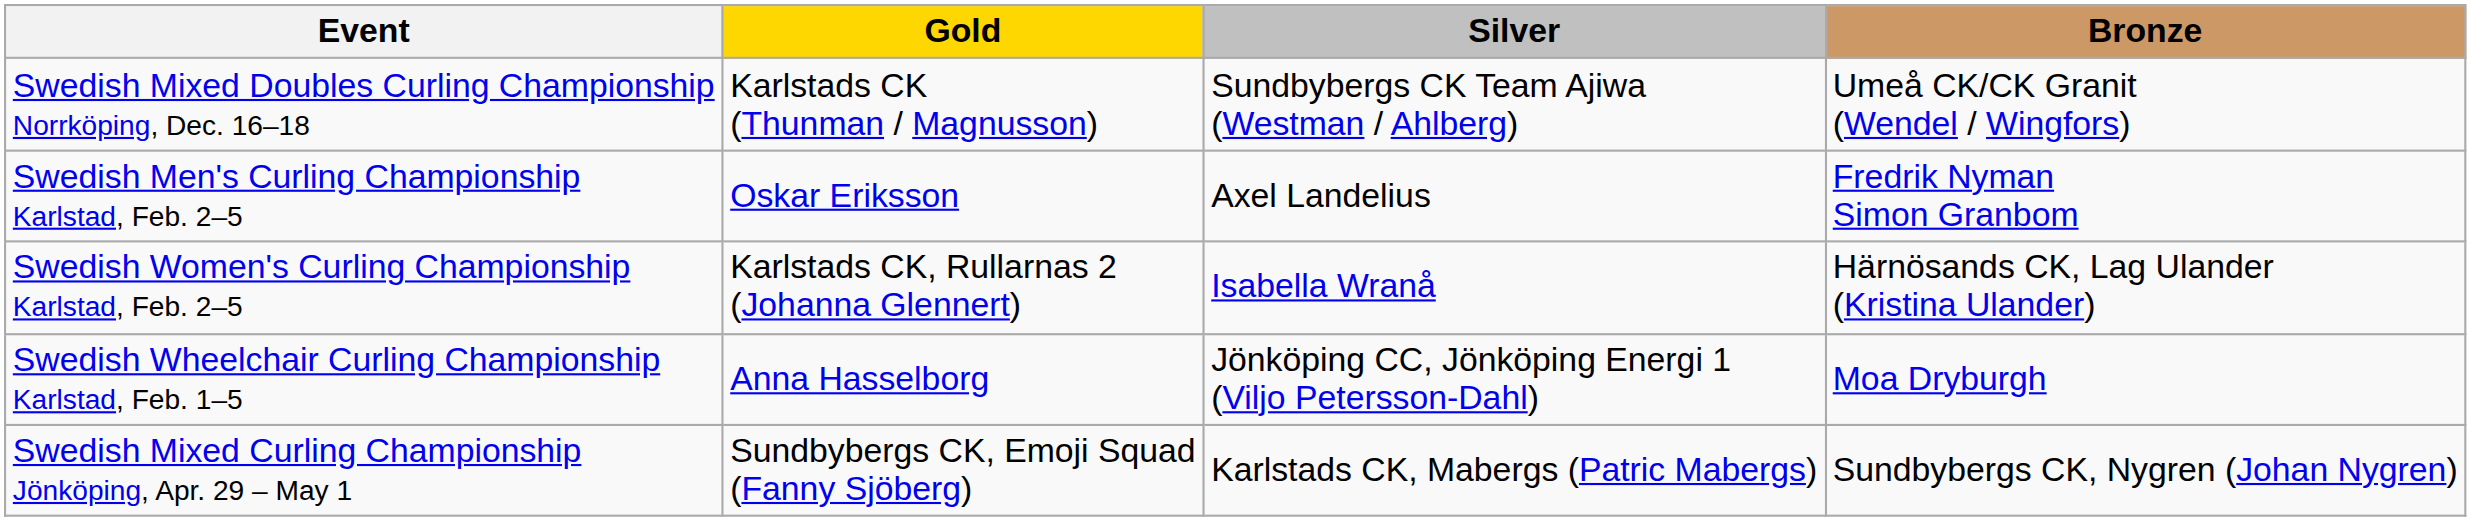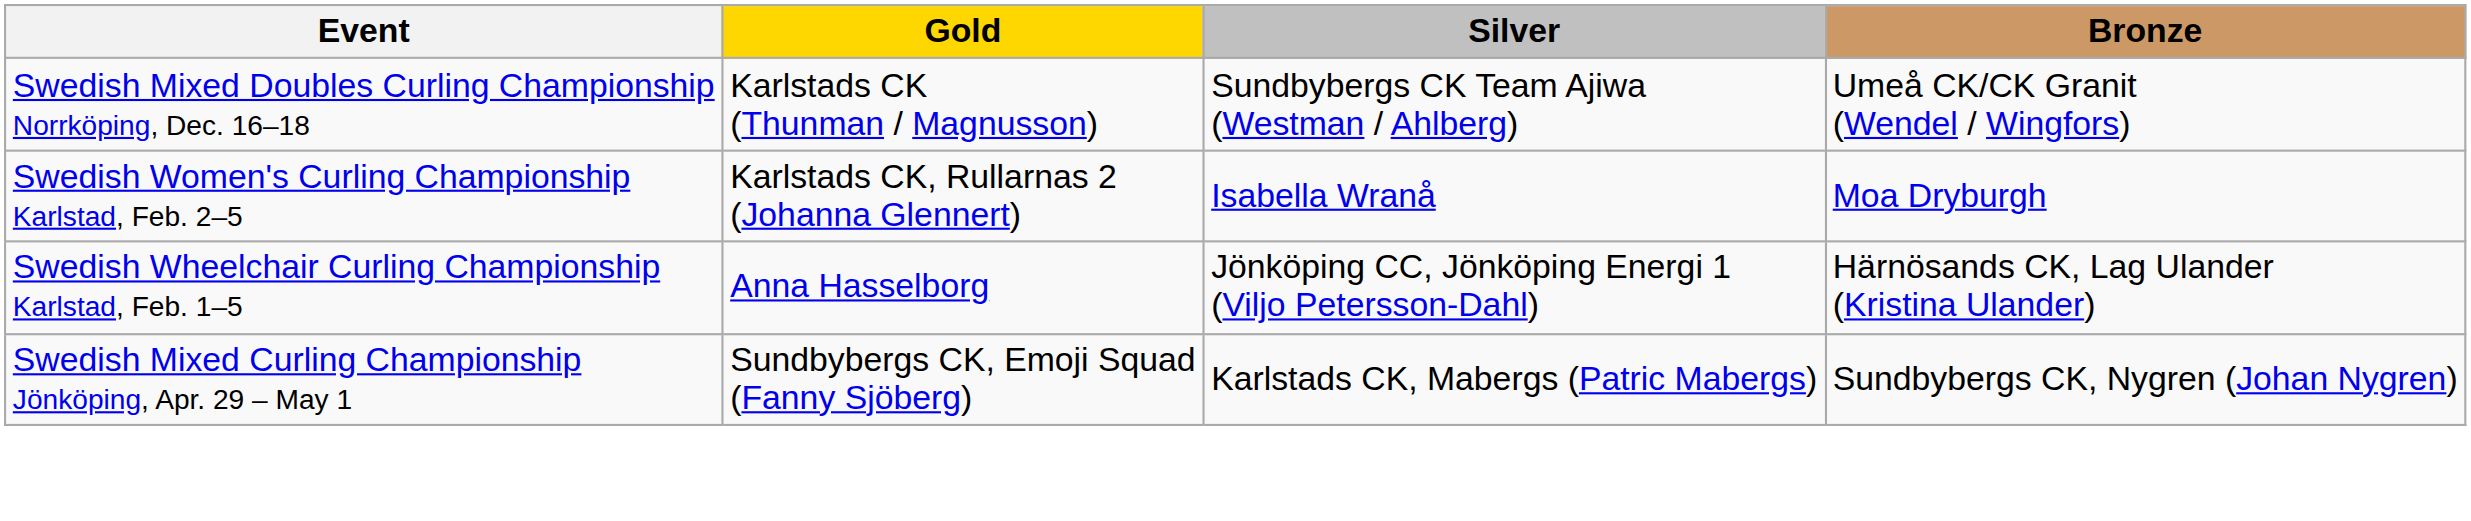- row: (297, 195)
(2053, 286) Härnösands CK, Lag Ulander (Kristina Ulander) -> (1940, 195) Moa Dryburgh
(1940, 378) Moa Dryburgh -> (2053, 286) Härnösands CK, Lag Ulander (Kristina Ulander)
